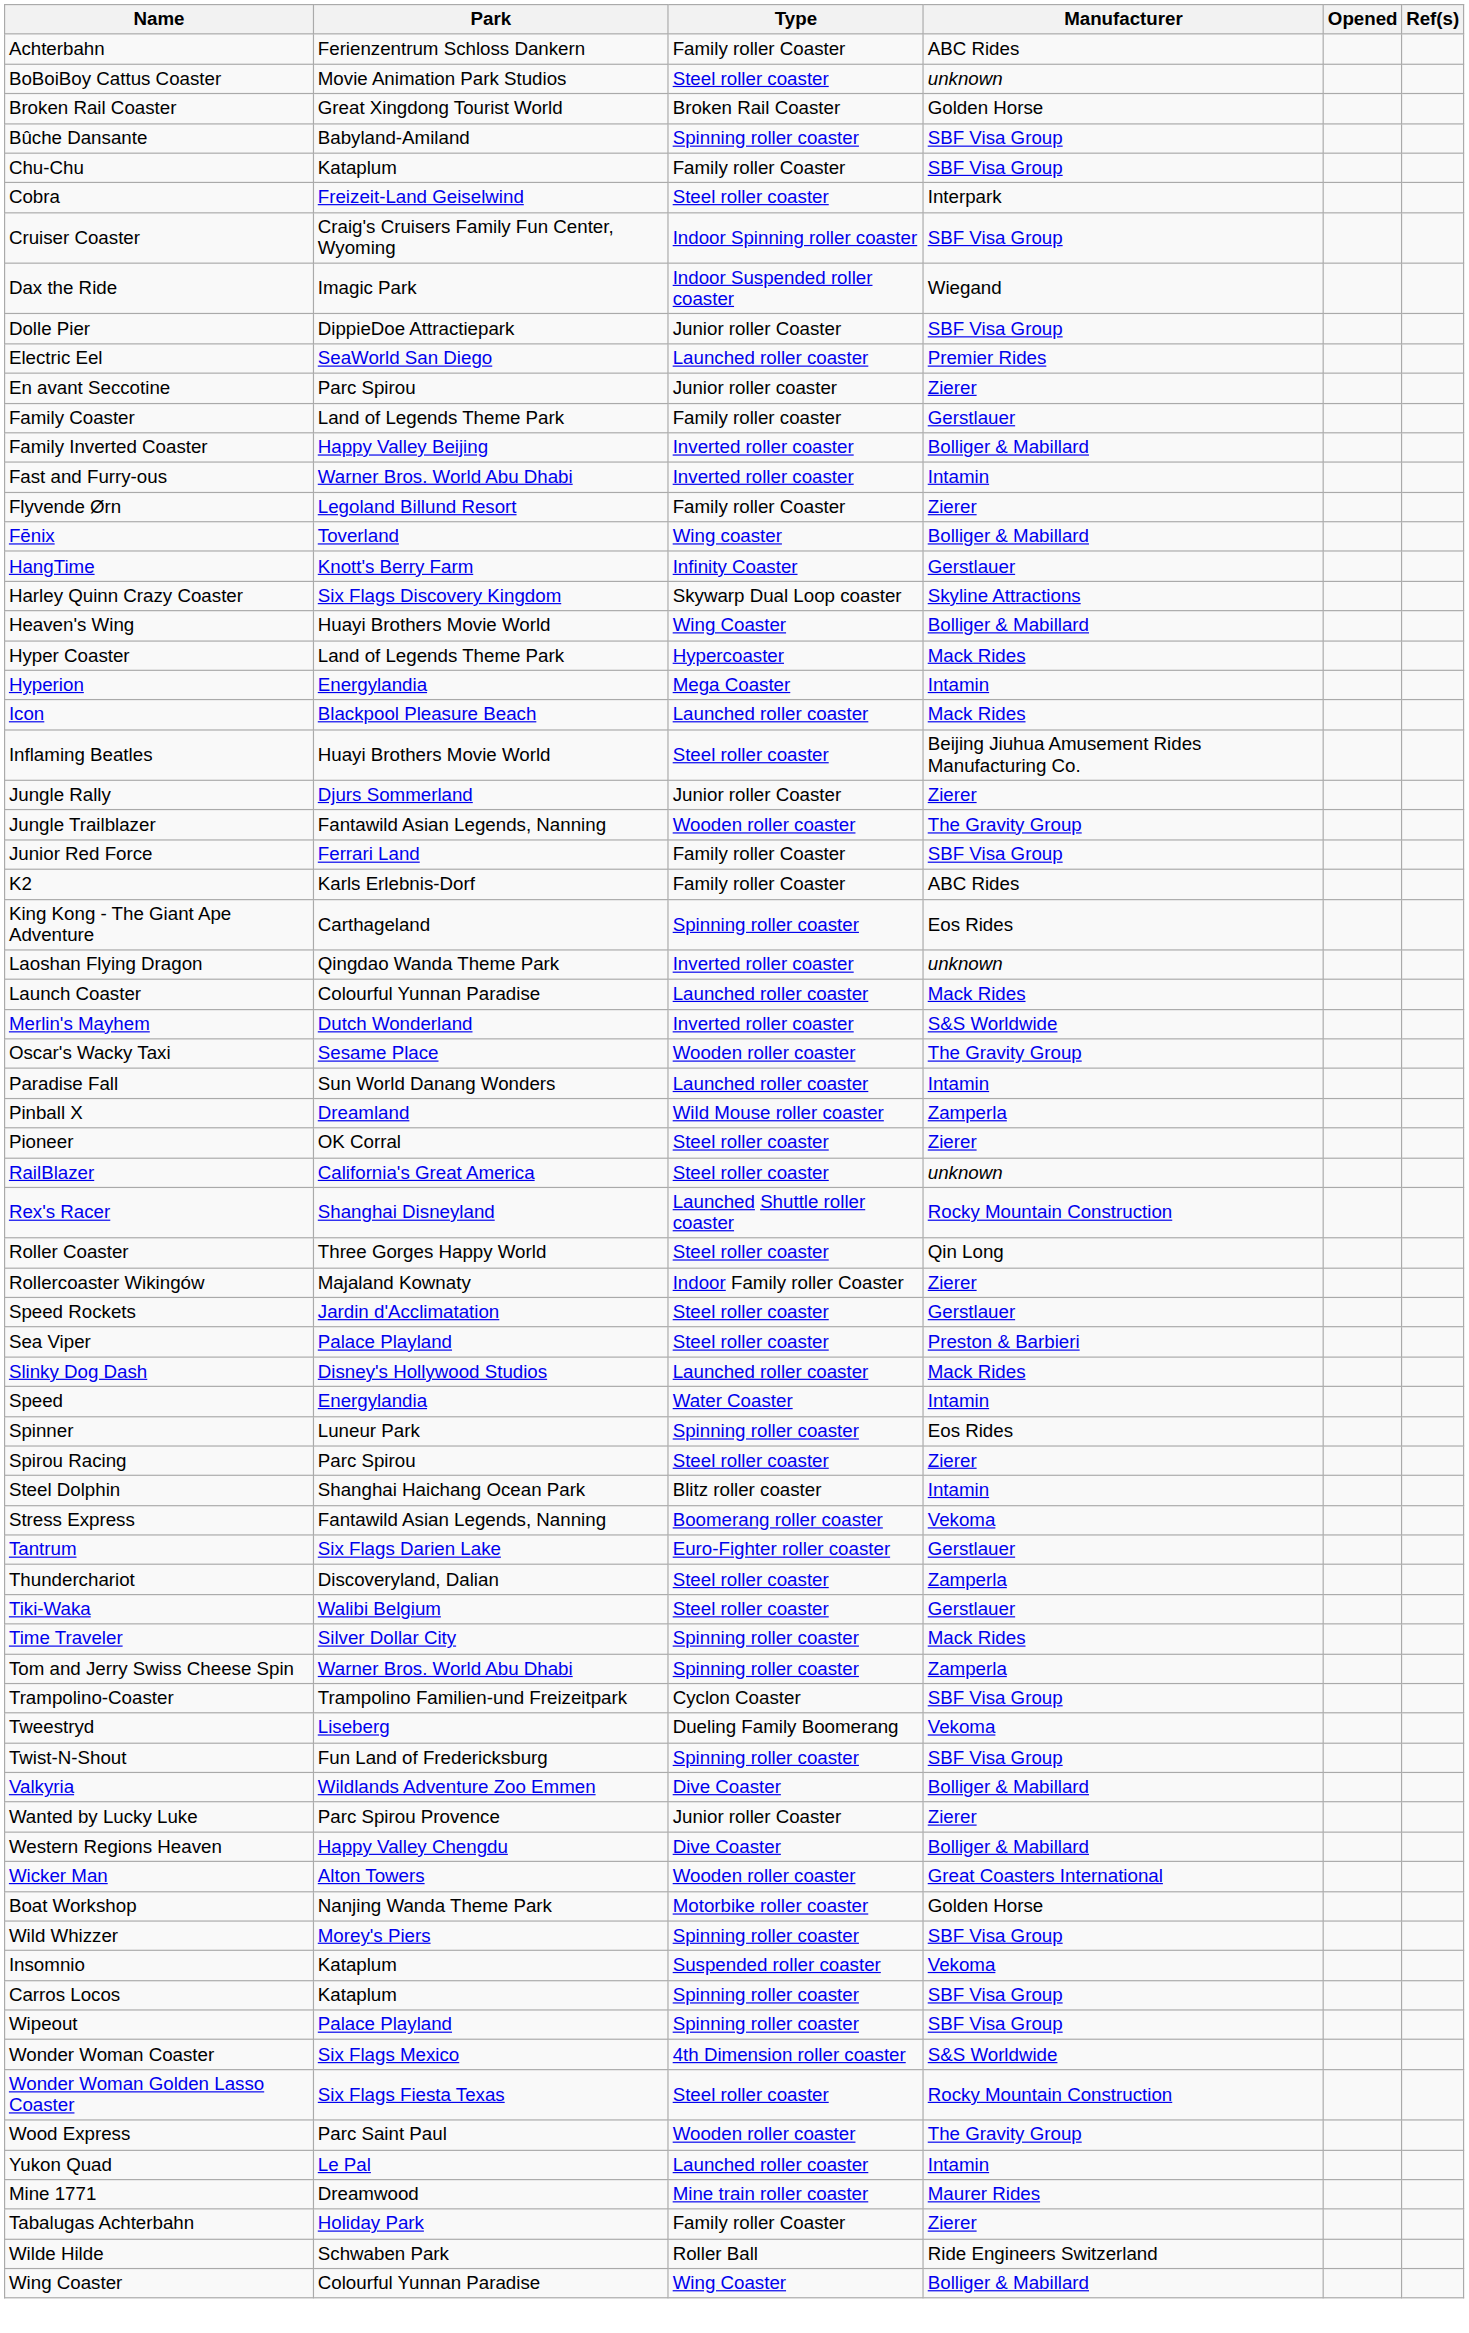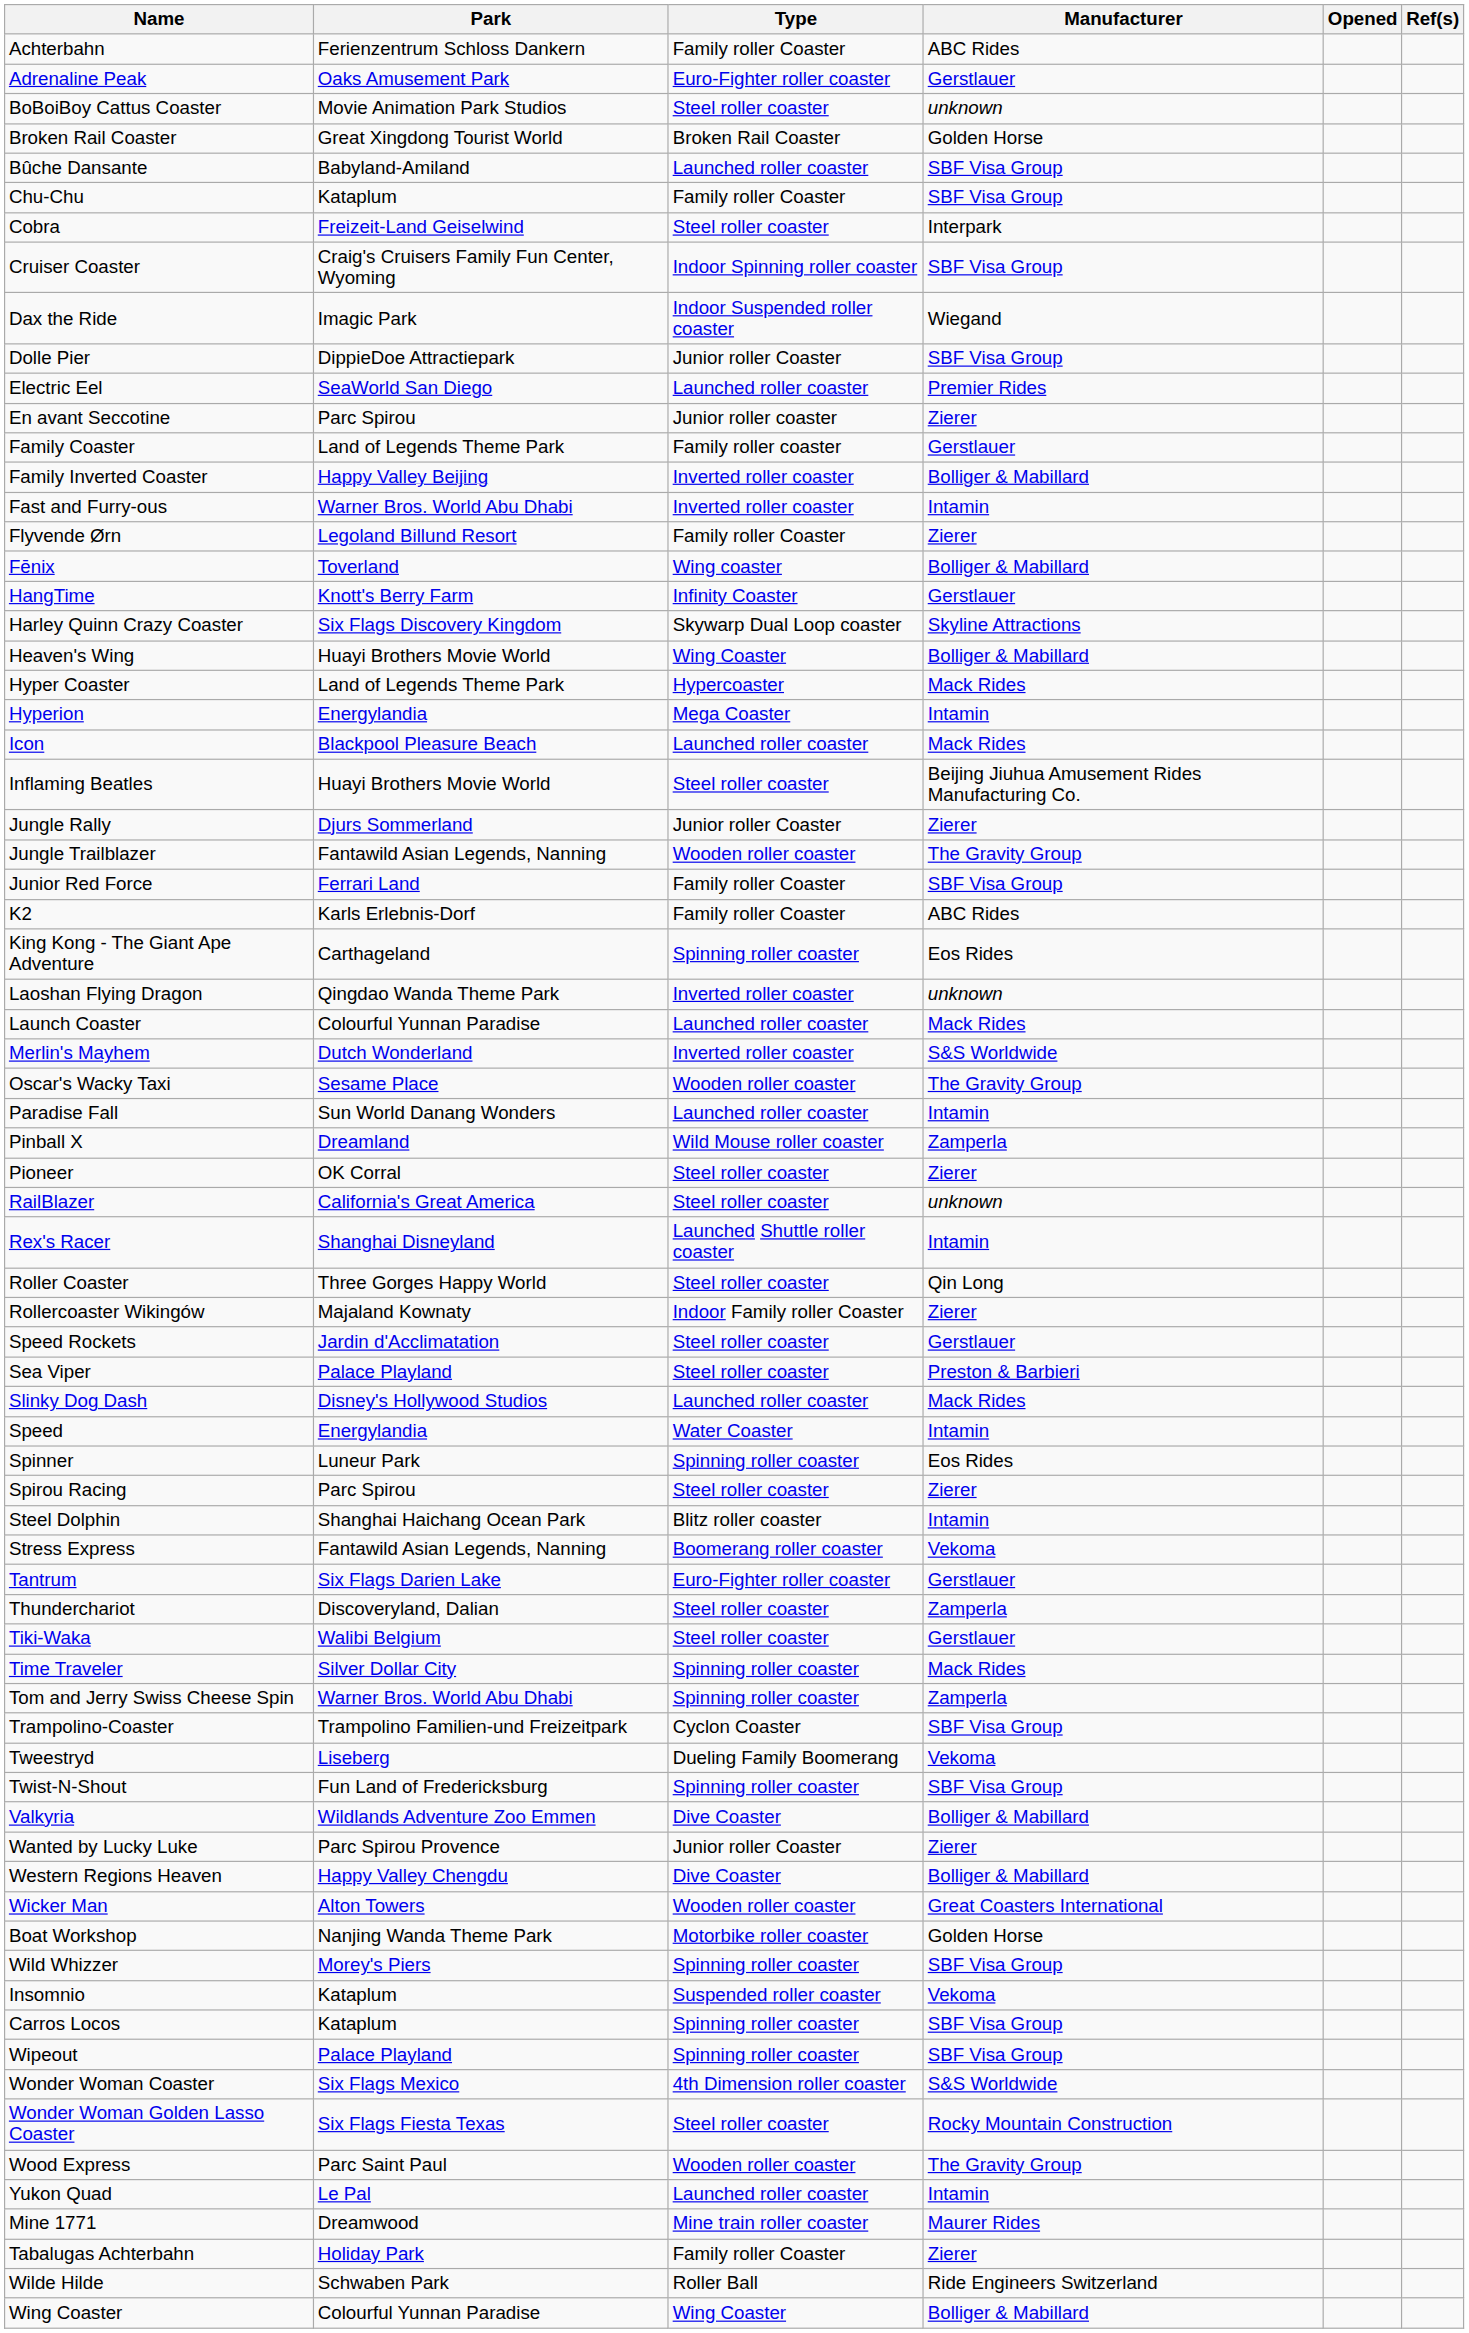+ row: (78, 78)
(766, 138) Spinning roller coaster -> (770, 167) Launched roller coaster
(1050, 1212) Rocky Mountain Construction -> (958, 1242) Intamin
